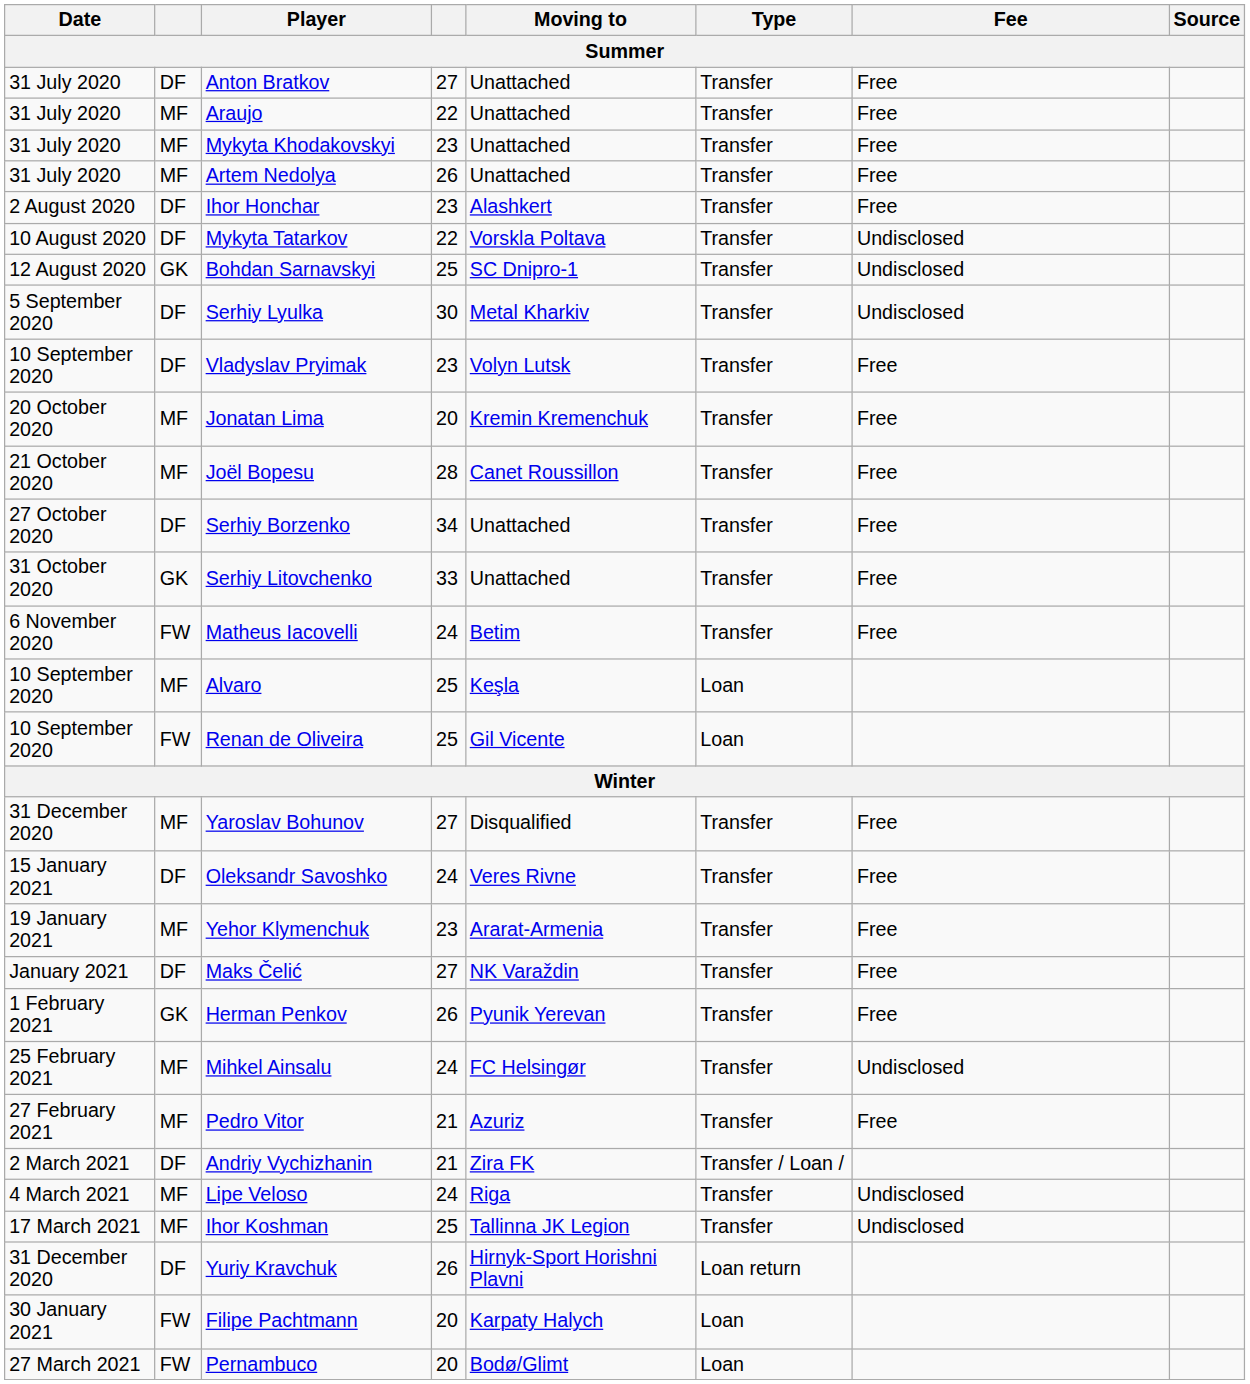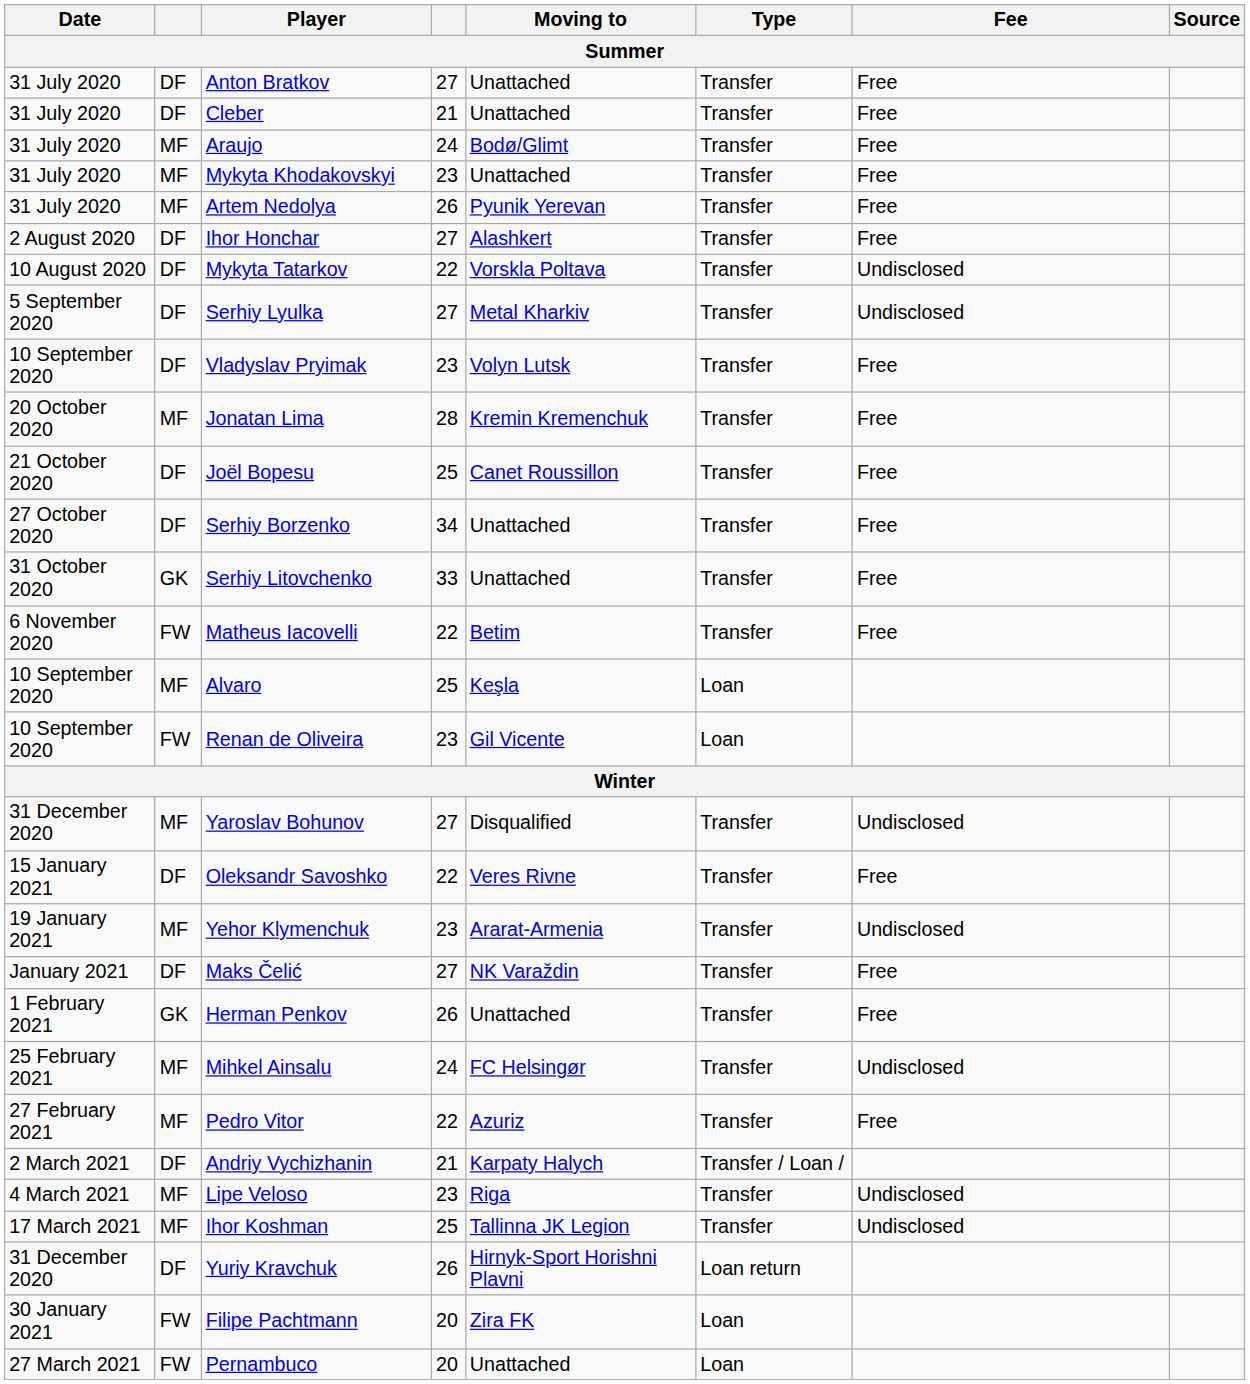+ row: (235, 113)
(447, 113) 22 -> (447, 144) 24
(520, 113) Unattached -> (519, 144) Bodø/Glimt
(520, 176) Unattached -> (538, 207) Pyunik Yerevan
(447, 207) 23 -> (447, 238) 27
- row: (290, 269)
(447, 312) 30 -> (447, 312) 27
(447, 418) 20 -> (447, 418) 28
(174, 472) MF -> (173, 472) DF
(447, 472) 28 -> (447, 472) 25
(447, 632) 24 -> (447, 632) 22
(447, 738) 25 -> (447, 738) 23
(877, 823) Free -> (911, 823) Undisclosed
(447, 876) 24 -> (447, 876) 22
(877, 930) Free -> (911, 930) Undisclosed
(538, 1014) Pyunik Yerevan -> (520, 1014) Unattached
(447, 1121) 21 -> (447, 1121) 22
(502, 1163) Zira FK -> (537, 1163) Karpaty Halych
(447, 1194) 24 -> (447, 1194) 23
(537, 1321) Karpaty Halych -> (502, 1321) Zira FK
(519, 1364) Bodø/Glimt -> (520, 1364) Unattached
